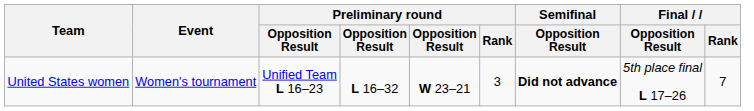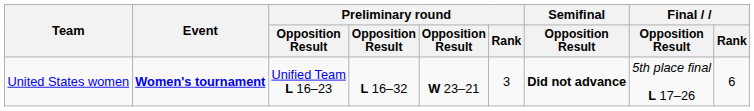(196, 82) normal -> (200, 82) bold
(723, 82) 7 -> (732, 82) 6
